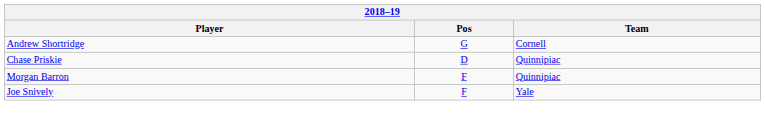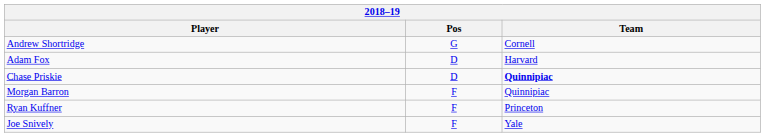+ row: (28, 60)
(538, 60) normal -> (529, 76) bold
+ row: (34, 108)
